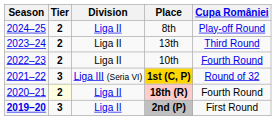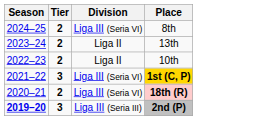- column: (232, 13)
(108, 29) Liga II -> (108, 29) Liga III (Seria VI)
(60, 92) lightyellow background -> (60, 92) no background
(108, 92) Liga II -> (108, 92) Liga III (Seria VI)
(108, 108) Liga II -> (108, 108) Liga III (Seria III)
